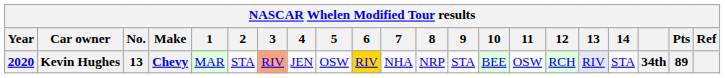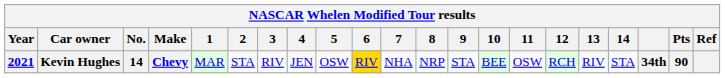(21, 61) 2020 -> (21, 61) 2021
(136, 61) 13 -> (136, 61) 14
(273, 61) lightsalmon background -> (273, 61) no background
(593, 61) lavender background -> (593, 61) no background
(681, 61) 89 -> (681, 61) 90
